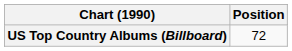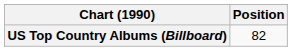(259, 35) 72 -> (259, 35) 82
